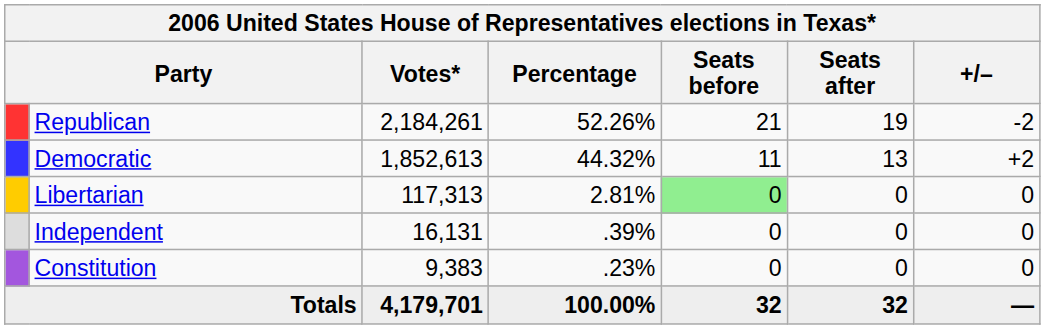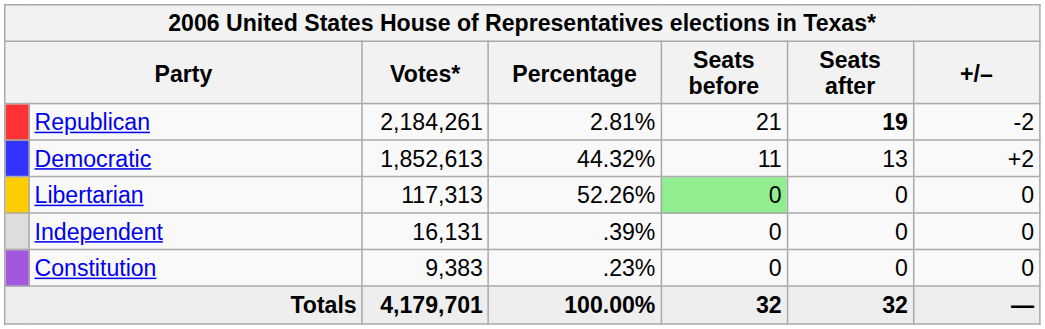(616, 122) 52.26% -> (623, 122) 2.81%
(895, 122) normal -> (895, 122) bold
(623, 195) 2.81% -> (616, 195) 52.26%
